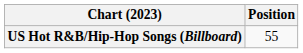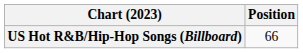(272, 36) 55 -> (272, 36) 66
